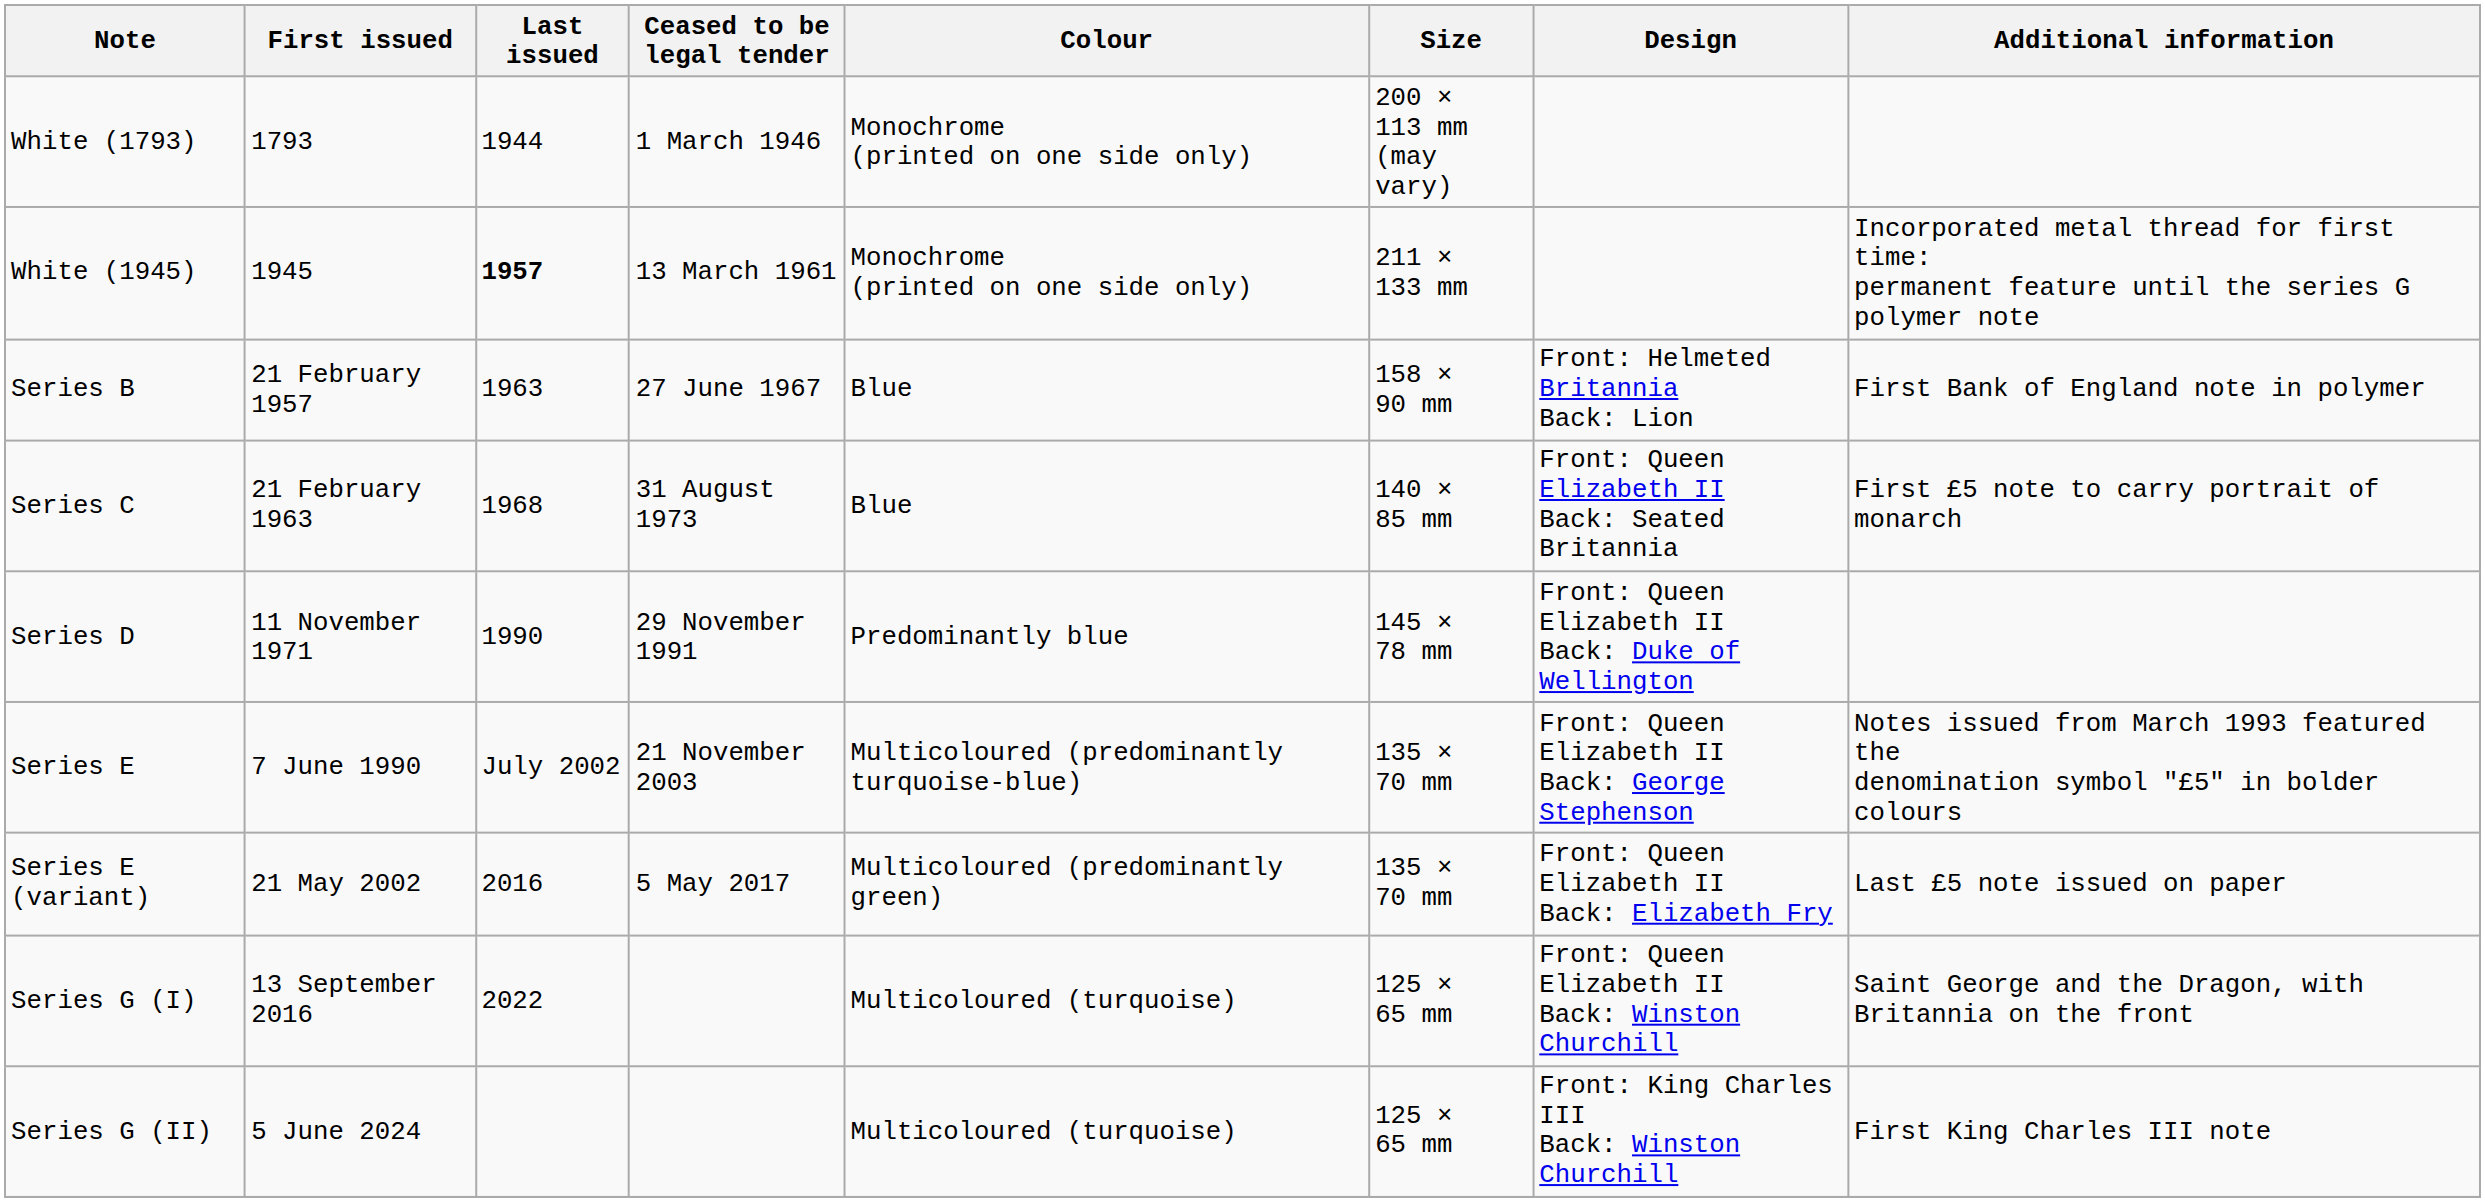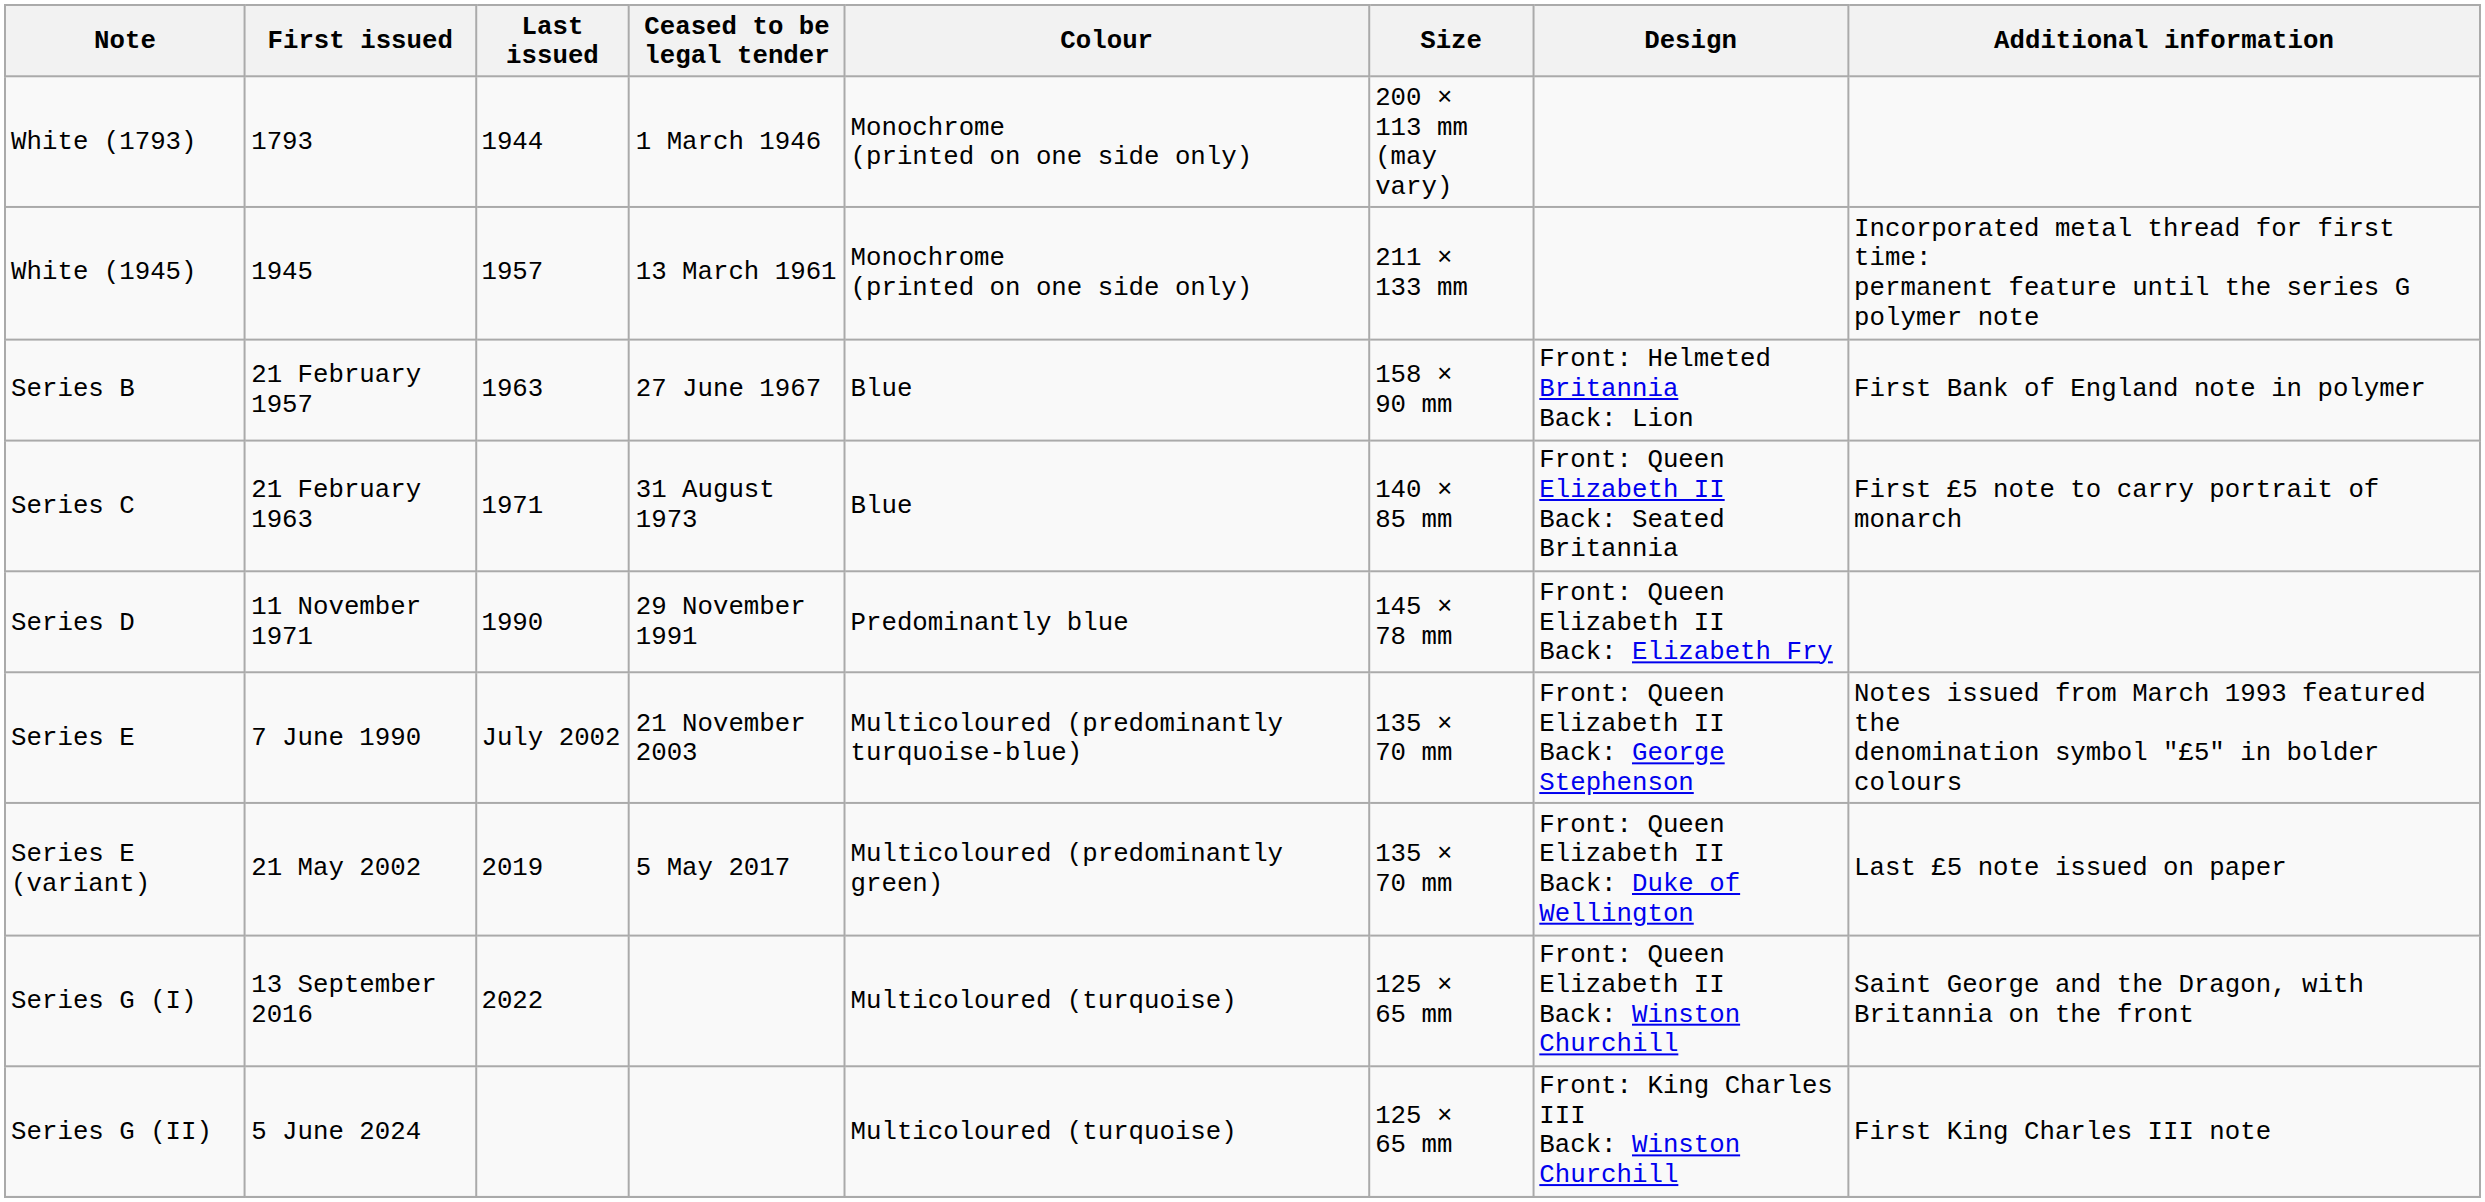(512, 273) bold -> (512, 273) normal
(512, 506) 1968 -> (512, 506) 1971
(1640, 637) Front: Queen Elizabeth II Back: Duke of Wellington -> (1686, 622) Front: Queen Elizabeth II Back: Elizabeth Fry
(512, 884) 2016 -> (512, 869) 2019
(1686, 884) Front: Queen Elizabeth II Back: Elizabeth Fry -> (1640, 869) Front: Queen Elizabeth II Back: Duke of Wellington
